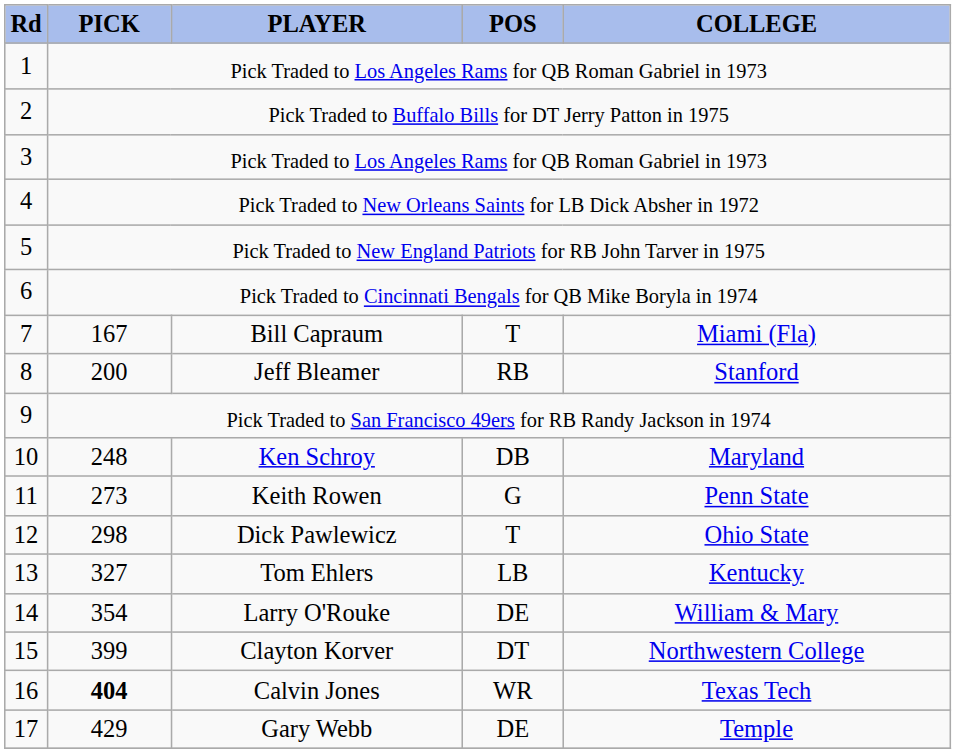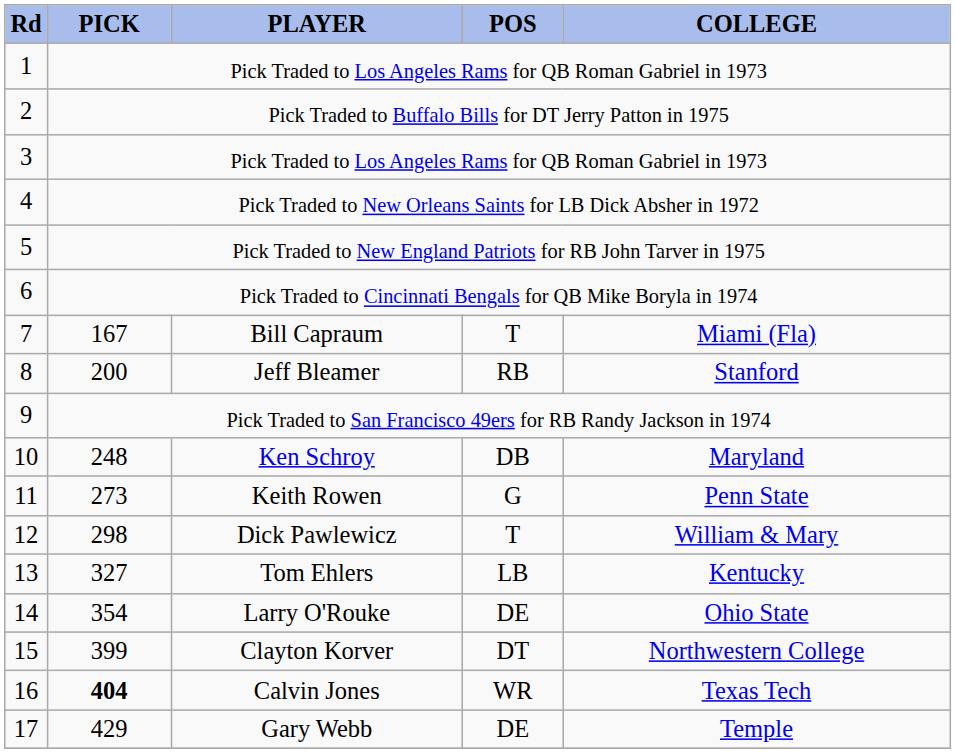(756, 534) Ohio State -> (757, 534) William & Mary
(757, 612) William & Mary -> (756, 612) Ohio State
